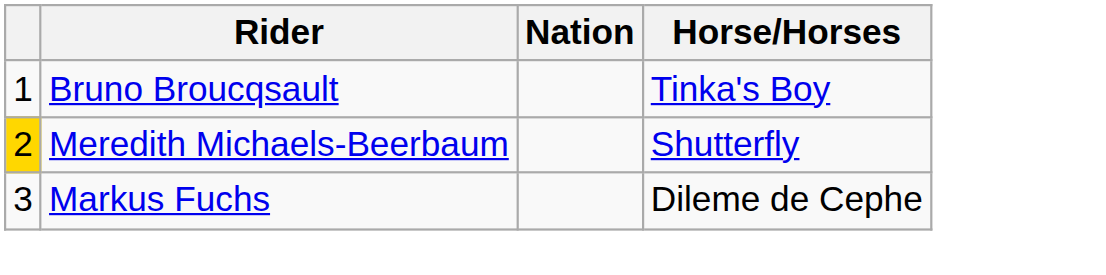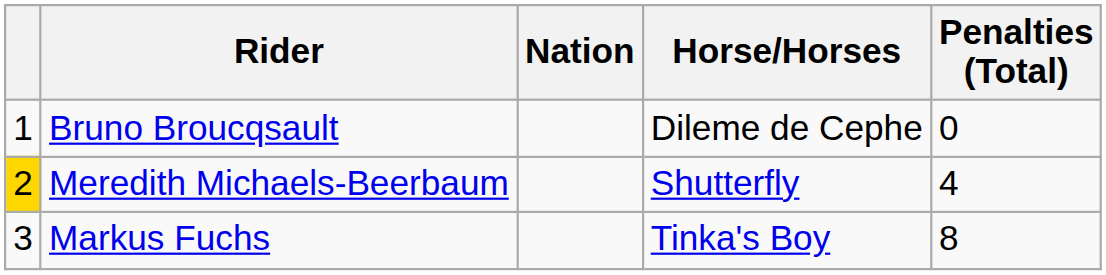+ column: (1016, 52)
(741, 88) Tinka's Boy -> (787, 127) Dileme de Cephe
(787, 199) Dileme de Cephe -> (741, 239) Tinka's Boy
